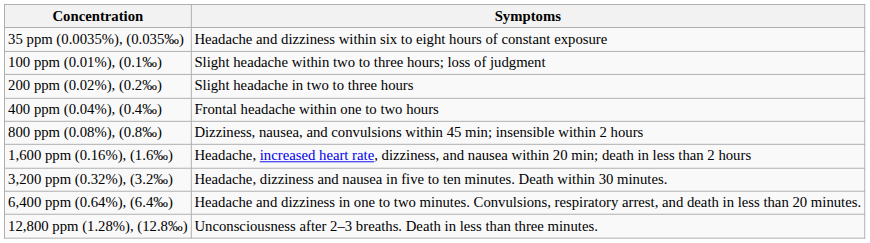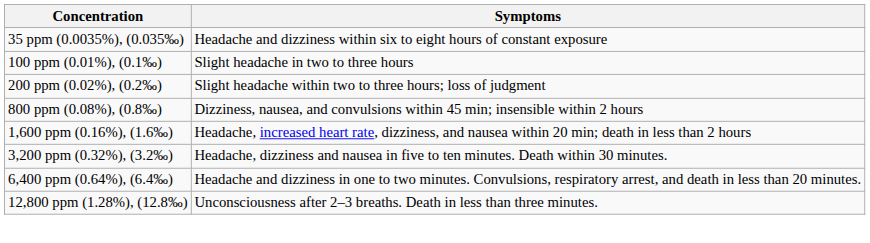(370, 62) Slight headache within two to three hours; loss of judgment -> (304, 62) Slight headache in two to three hours
(304, 86) Slight headache in two to three hours -> (370, 86) Slight headache within two to three hours; loss of judgment
- row: (85, 109)
